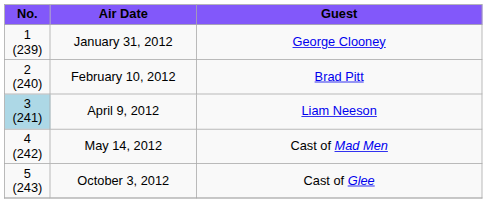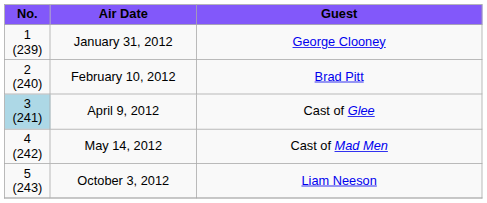(339, 111) Liam Neeson -> (339, 111) Cast of Glee
(339, 180) Cast of Glee -> (339, 180) Liam Neeson
